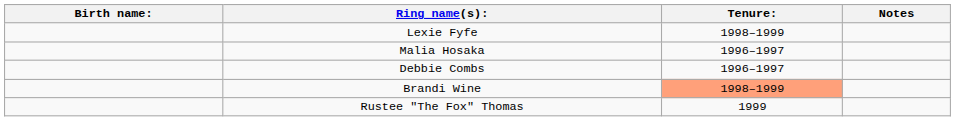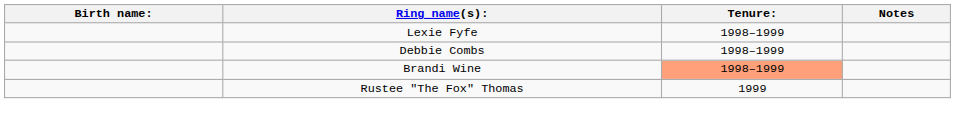- row: (442, 51)
(752, 70) 1996–1997 -> (752, 51) 1998–1999
